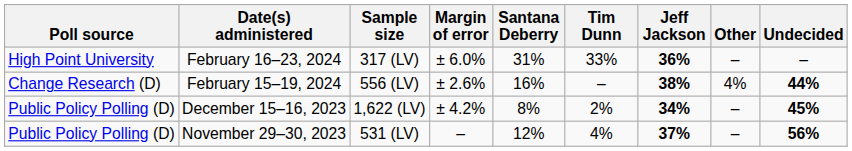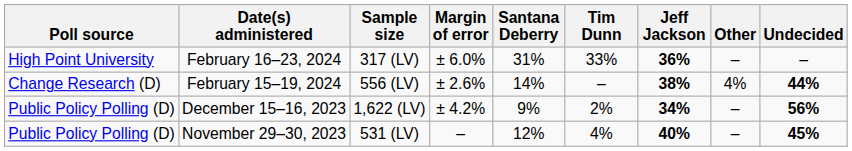(529, 84) 16% -> (529, 84) 14%
(529, 109) 8% -> (529, 109) 9%
(804, 109) 45% -> (804, 109) 56%
(674, 134) 37% -> (674, 134) 40%
(804, 134) 56% -> (804, 134) 45%
